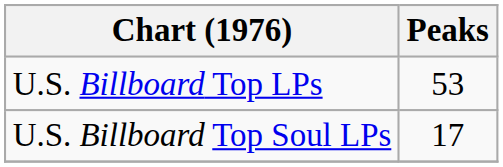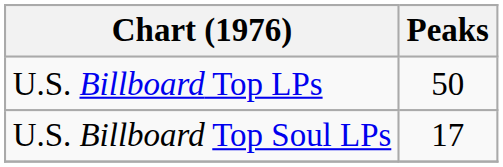(448, 82) 53 -> (448, 82) 50
